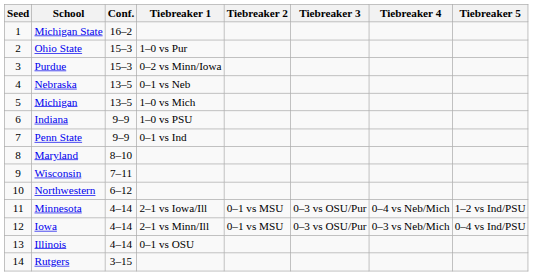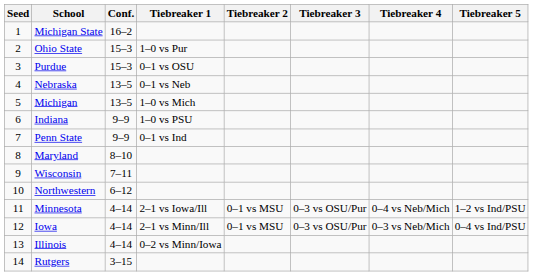(180, 66) 0–2 vs Minn/Iowa -> (167, 66) 0–1 vs OSU
(167, 244) 0–1 vs OSU -> (180, 244) 0–2 vs Minn/Iowa
